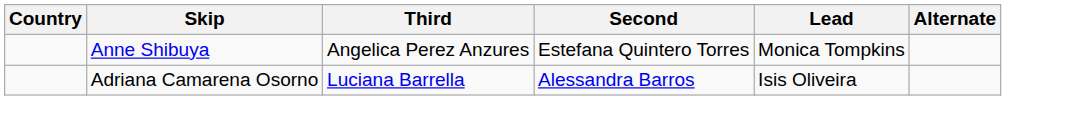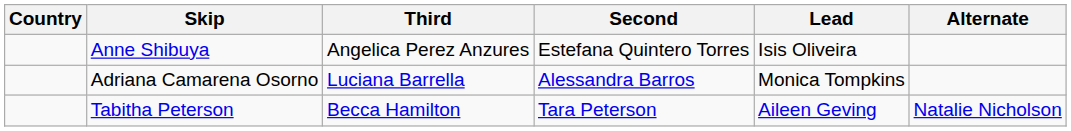(831, 49) Monica Tompkins -> (807, 49) Isis Oliveira
(807, 79) Isis Oliveira -> (831, 79) Monica Tompkins
+ row: (162, 110)
